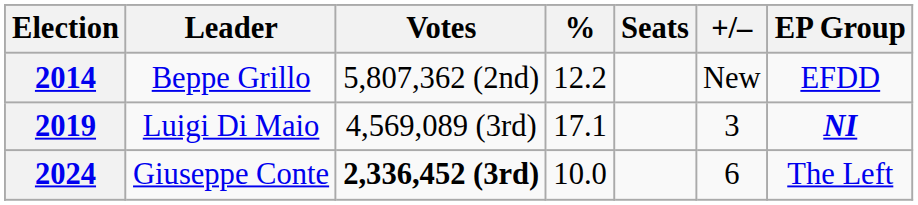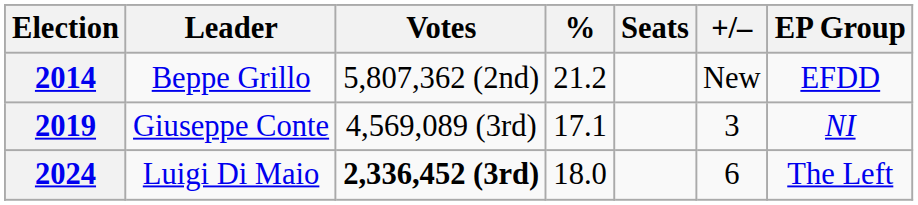(580, 77) 12.2 -> (580, 77) 21.2
(231, 125) Luigi Di Maio -> (231, 125) Giuseppe Conte
(840, 125) bold -> (840, 125) normal
(231, 174) Giuseppe Conte -> (231, 174) Luigi Di Maio
(580, 174) 10.0 -> (580, 174) 18.0
